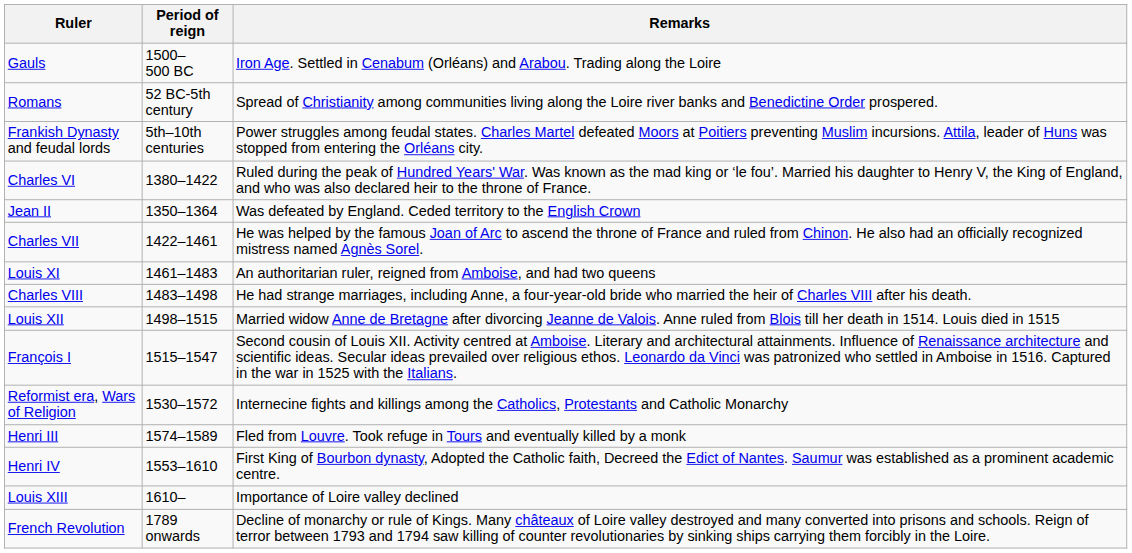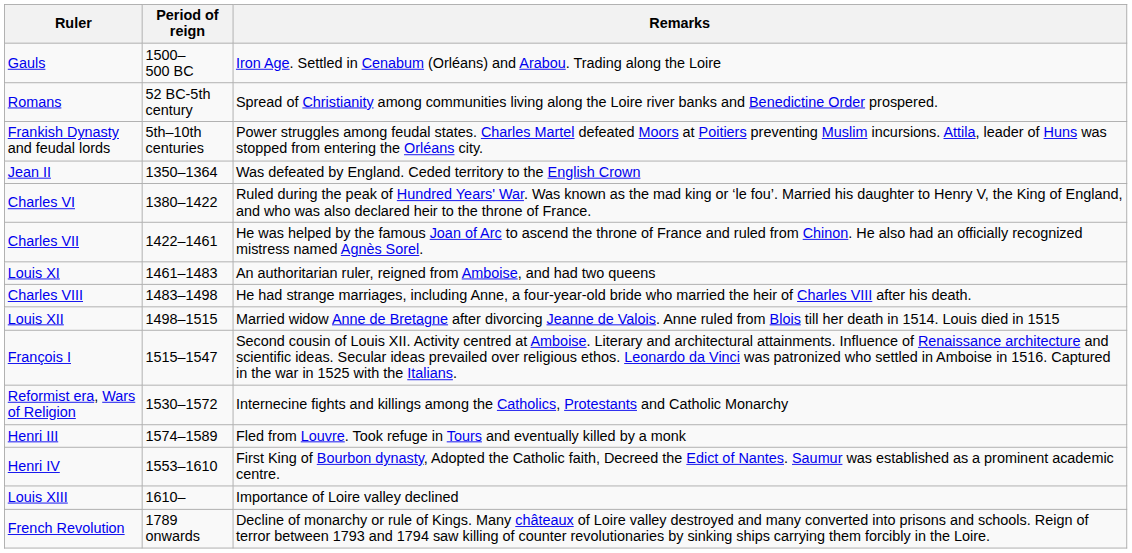rows swapped: (29, 211) <-> (41, 180)
